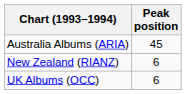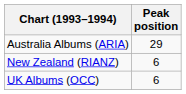(156, 44) 45 -> (156, 44) 29
